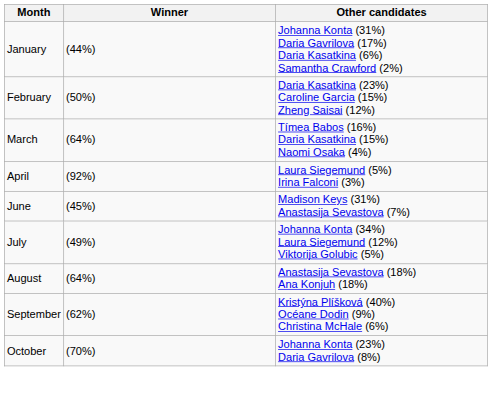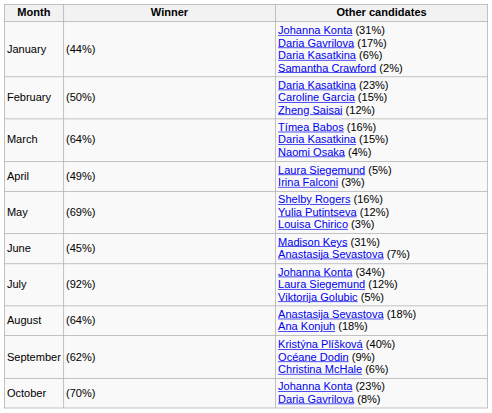(81, 176) (92%) -> (81, 176) (49%)
+ row: (17, 212)
(81, 242) (49%) -> (81, 284) (92%)
